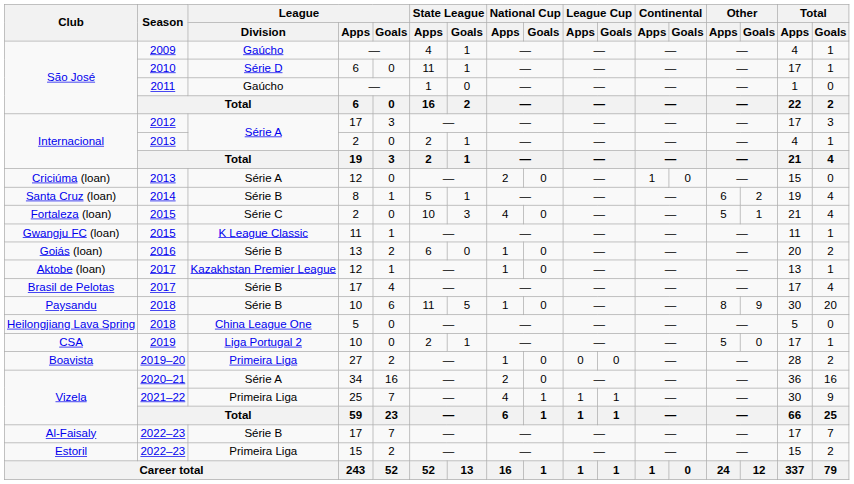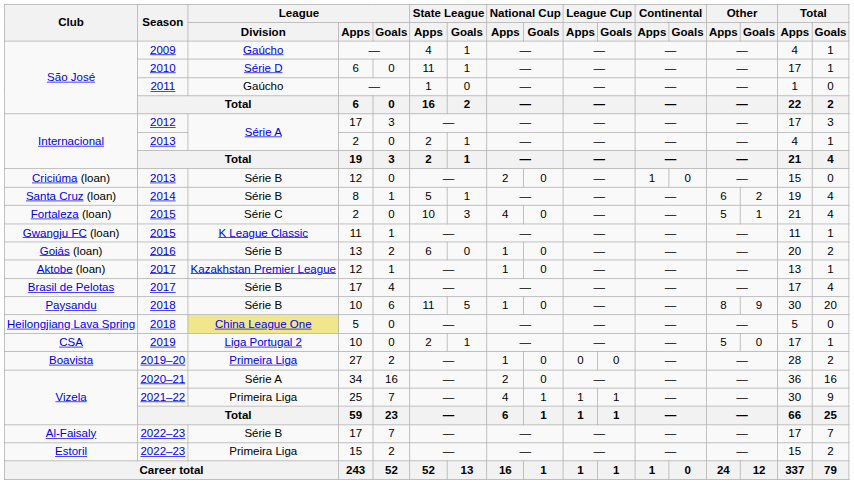(263, 178) Série A -> (263, 178) Série B
(263, 324) no background -> (263, 324) khaki background
